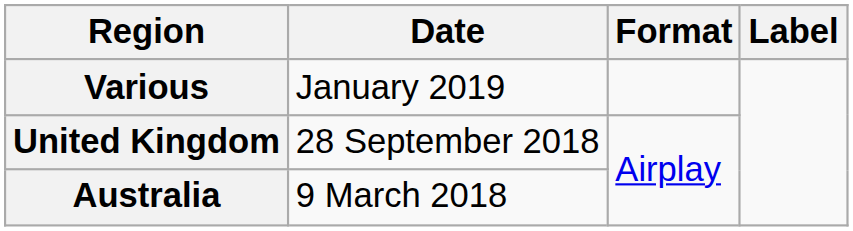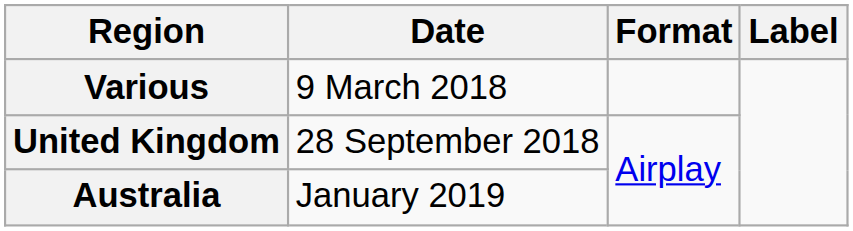(401, 86) January 2019 -> (402, 86) 9 March 2018
(402, 196) 9 March 2018 -> (401, 196) January 2019
